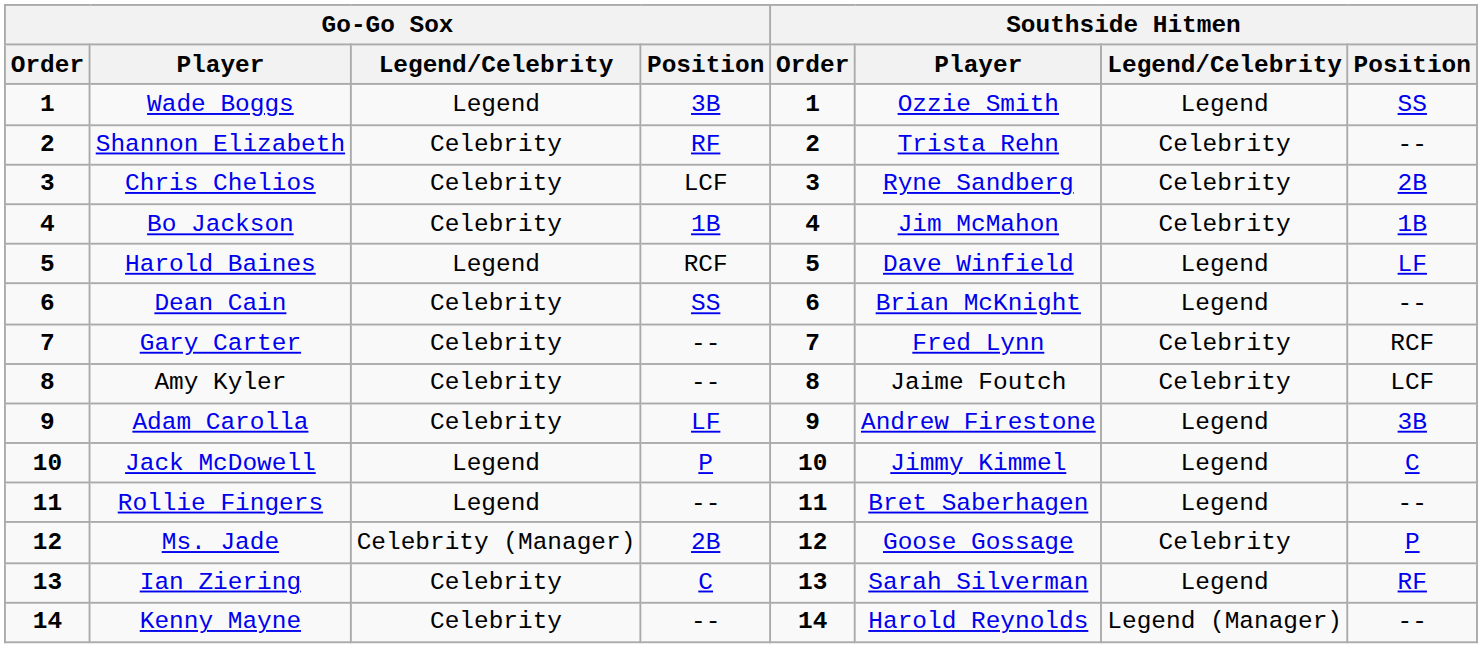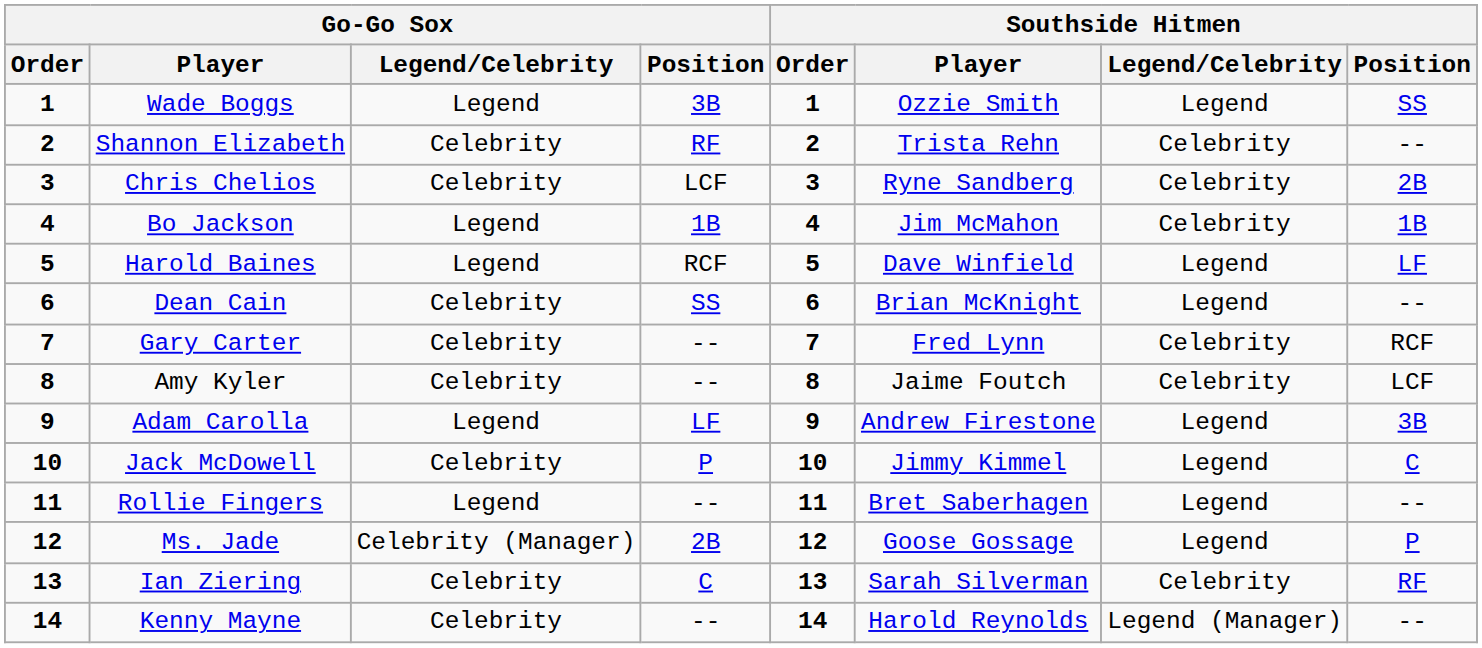(496, 224) Celebrity -> (496, 224) Legend
(496, 423) Celebrity -> (496, 423) Legend
(496, 463) Legend -> (496, 463) Celebrity
(1225, 543) Celebrity -> (1225, 543) Legend
(1225, 583) Legend -> (1225, 583) Celebrity
